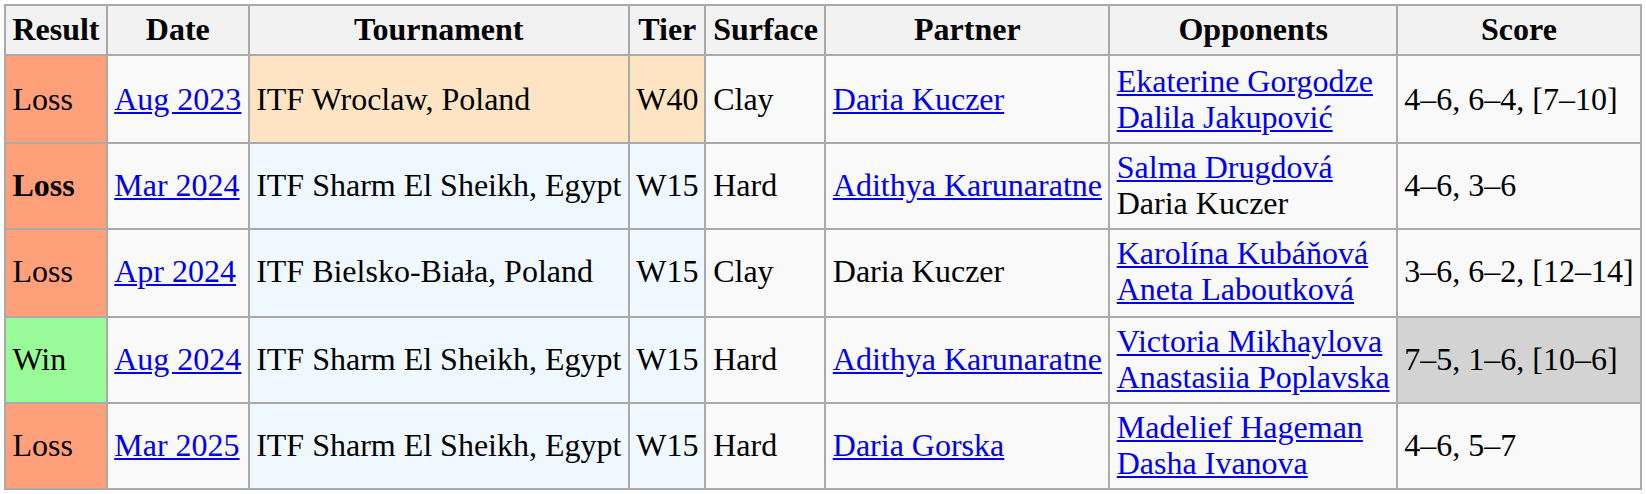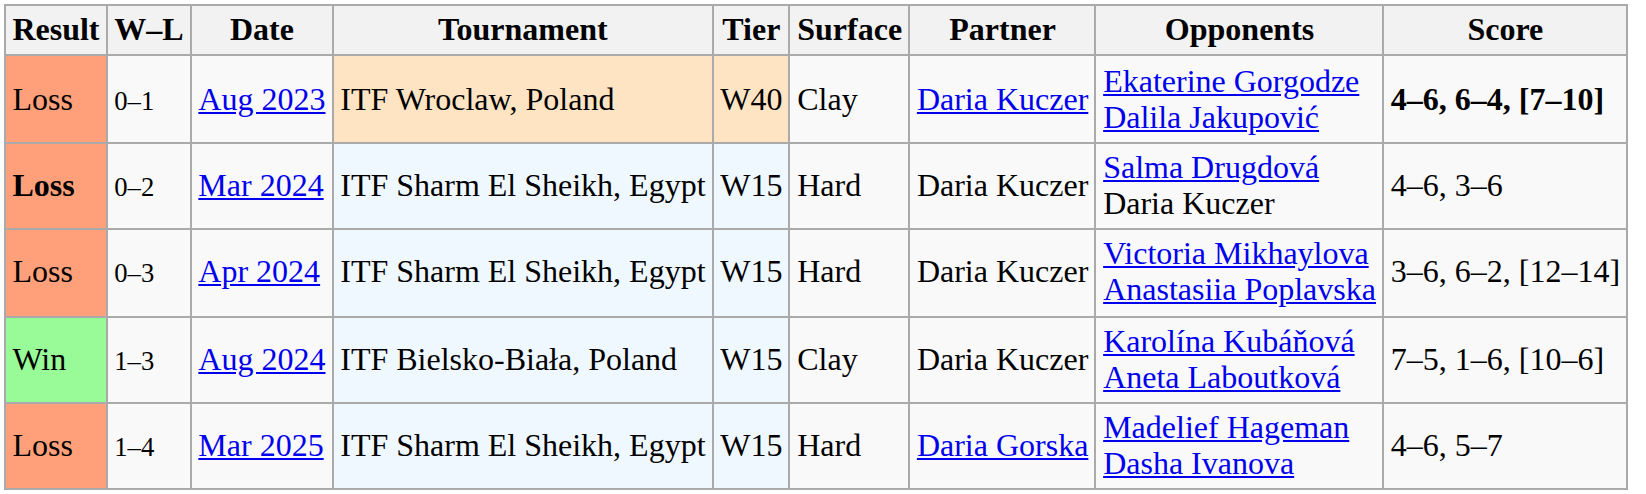+ column: (149, 29)
(1511, 98) normal -> (1497, 98) bold
(967, 185) Adithya Karunaratne -> (1003, 185) Daria Kuczer
(425, 272) ITF Bielsko-Biała, Poland -> (523, 272) ITF Sharm El Sheikh, Egypt
(743, 272) Clay -> (829, 272) Hard
(1242, 272) Karolína Kubáňová Aneta Laboutková -> (1240, 272) Victoria Mikhaylova Anastasiia Poplavska
(439, 358) ITF Sharm El Sheikh, Egypt -> (509, 358) ITF Bielsko-Biała, Poland
(745, 358) Hard -> (827, 358) Clay
(967, 358) Adithya Karunaratne -> (1003, 358) Daria Kuczer
(1253, 358) Victoria Mikhaylova Anastasiia Poplavska -> (1229, 358) Karolína Kubáňová Aneta Laboutková
(1511, 358) lightgrey background -> (1497, 358) no background
